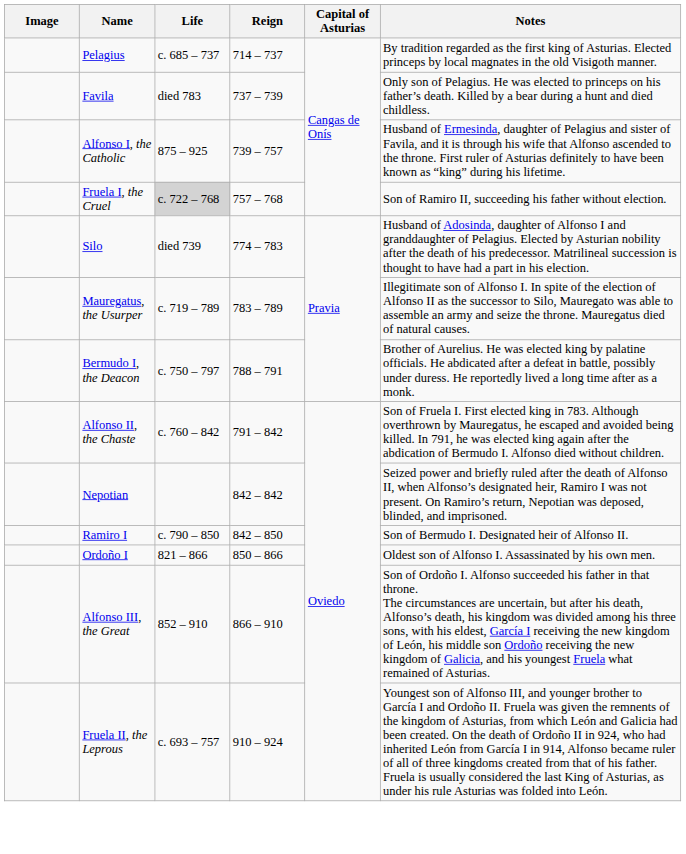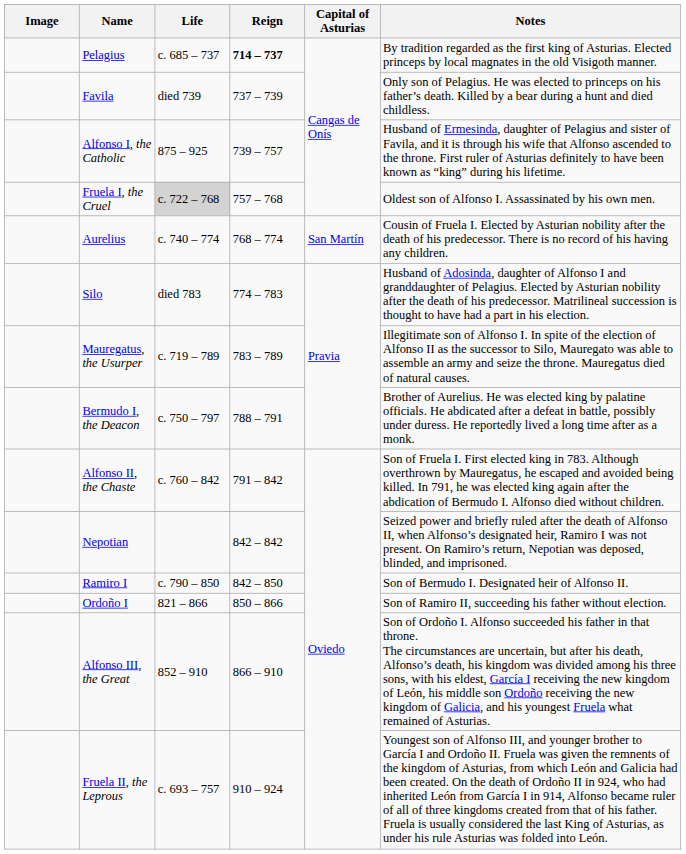(258, 55) normal -> (258, 55) bold
(179, 96) died 783 -> (179, 96) died 739
(525, 198) Son of Ramiro II, succeeding his father without election. -> (519, 198) Oldest son of Alfonso I. Assassinated by his own men.
+ row: (104, 239)
(179, 246) died 739 -> (179, 294) died 783
(519, 555) Oldest son of Alfonso I. Assassinated by his own men. -> (525, 602) Son of Ramiro II, succeeding his father without election.
